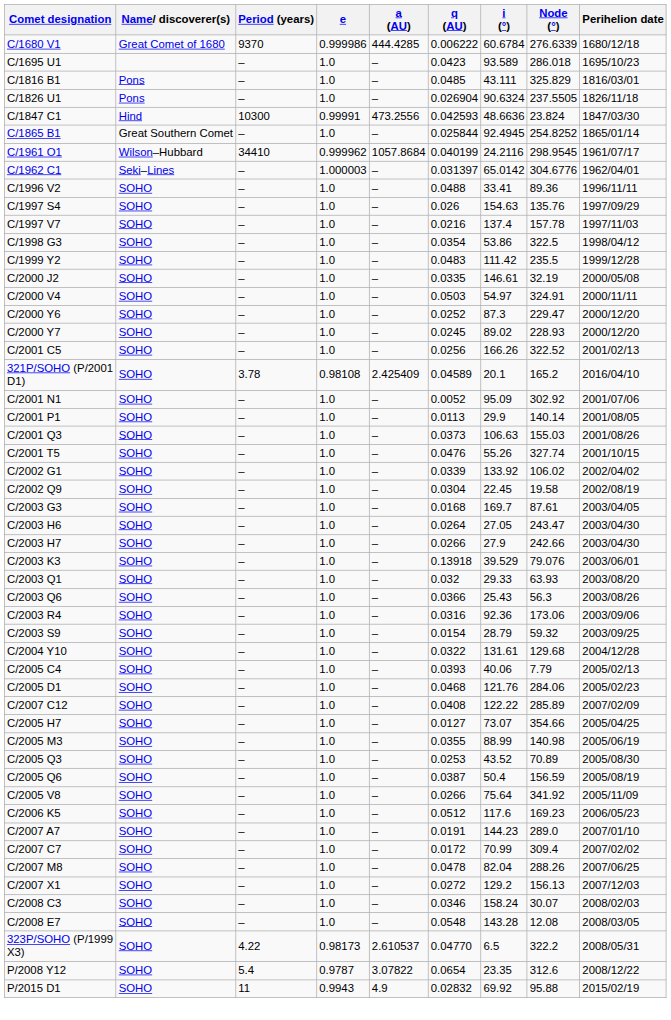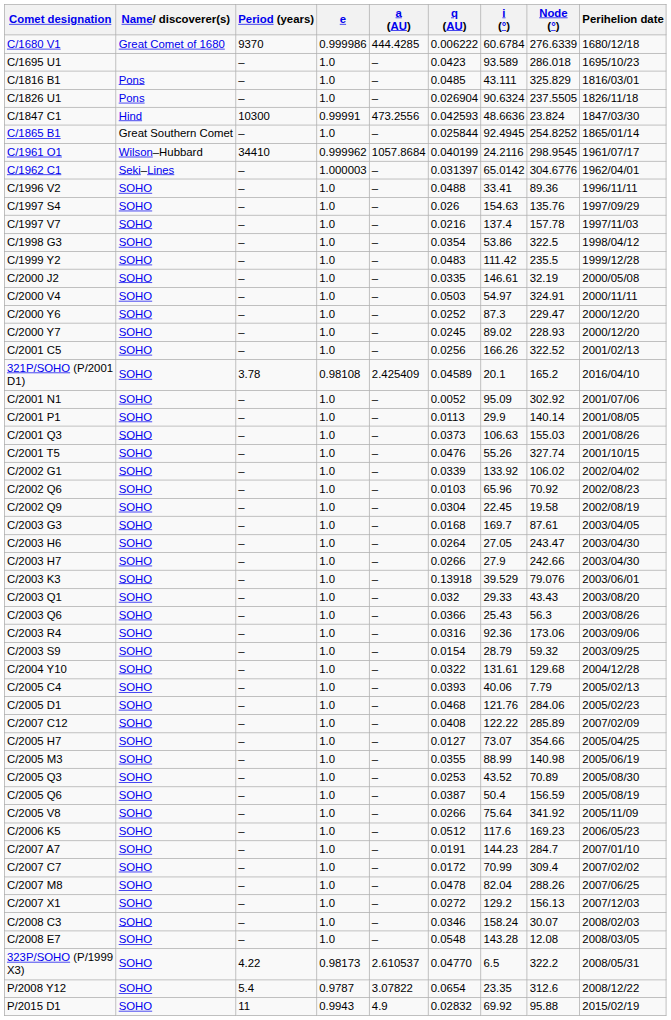+ row: (34, 489)
(544, 579) 63.93 -> (544, 597) 43.43
(544, 831) 289.0 -> (544, 849) 284.7
